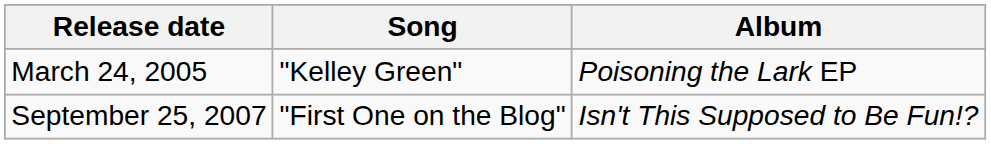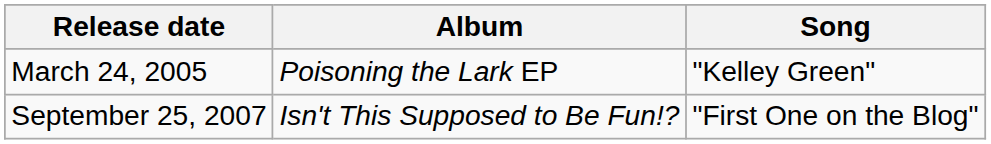columns swapped: (423, 26) <-> (779, 26)
